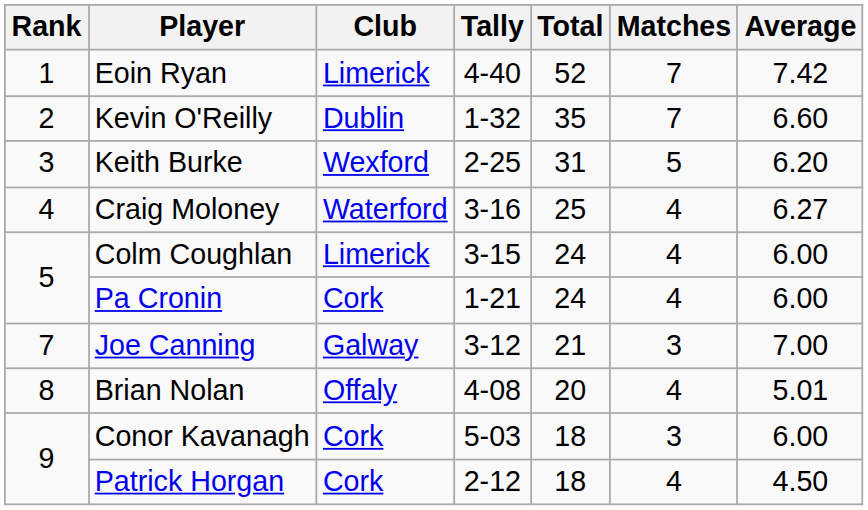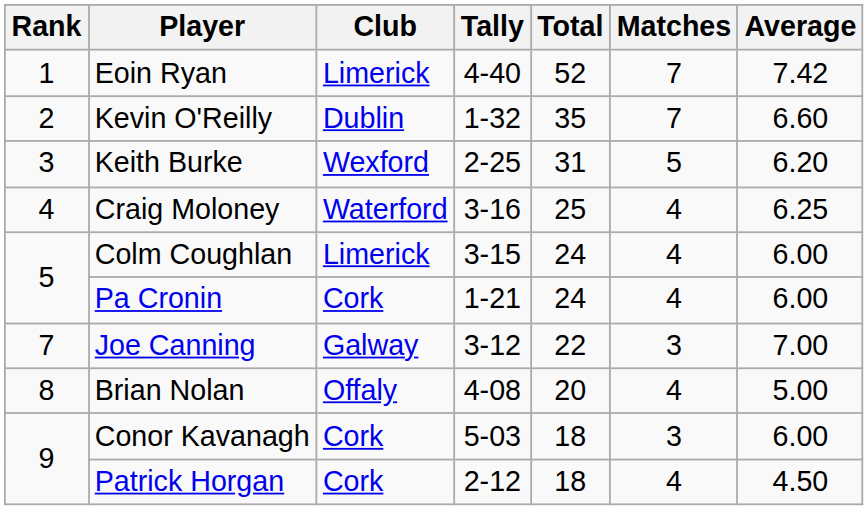(800, 208) 6.27 -> (800, 208) 6.25
(570, 345) 21 -> (570, 345) 22
(800, 390) 5.01 -> (800, 390) 5.00
